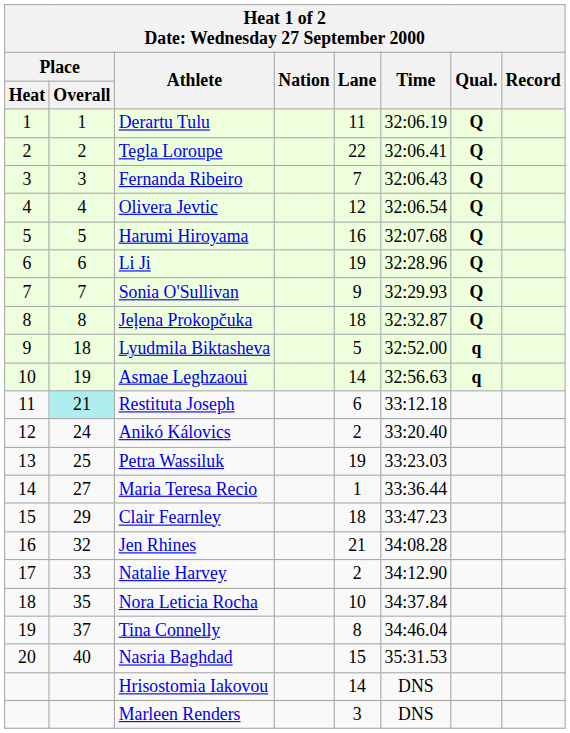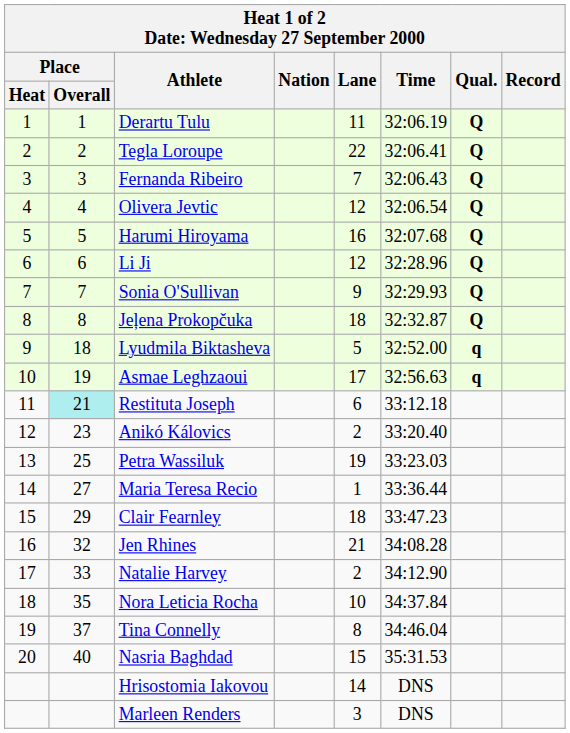(357, 263) 19 -> (357, 263) 12
(357, 376) 14 -> (357, 376) 17
(82, 432) 24 -> (82, 432) 23
